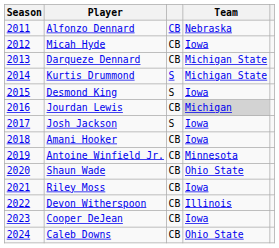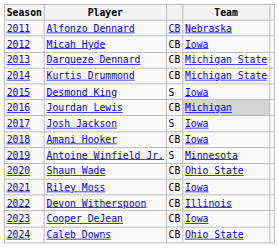(172, 76) S -> (174, 76) CB
(174, 155) CB -> (172, 155) S
